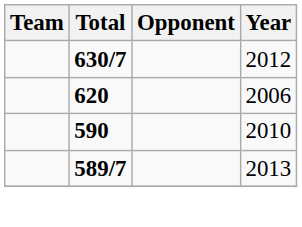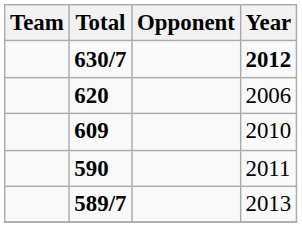(268, 58) normal -> (268, 58) bold
+ row: (92, 131)
(268, 131) 2010 -> (268, 167) 2011
